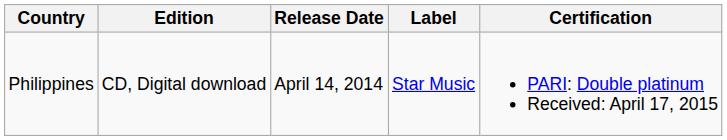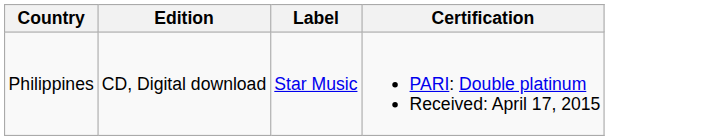- column: (329, 18)
